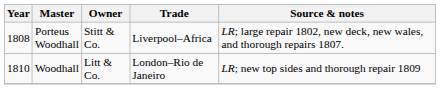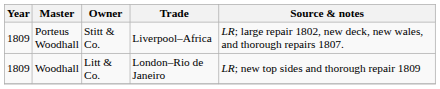(18, 37) 1808 -> (18, 37) 1809
(18, 68) 1810 -> (18, 68) 1809
